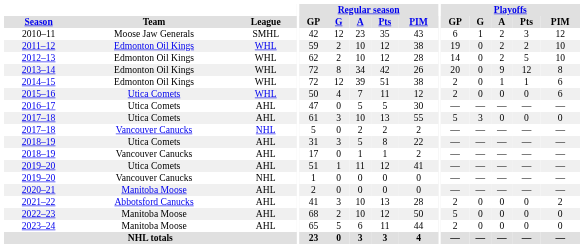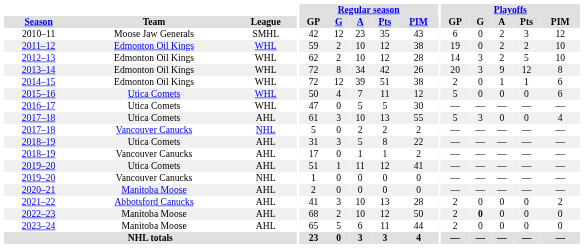(480, 34) 1 -> (480, 34) 0
(480, 58) 0 -> (480, 58) 3
(480, 70) 0 -> (480, 70) 3
(455, 94) 2 -> (455, 94) 5
(266, 106) AHL -> (266, 106) WHL
(560, 118) 0 -> (560, 118) 4
(455, 214) 5 -> (455, 214) 2
(480, 214) normal -> (480, 214) bold
